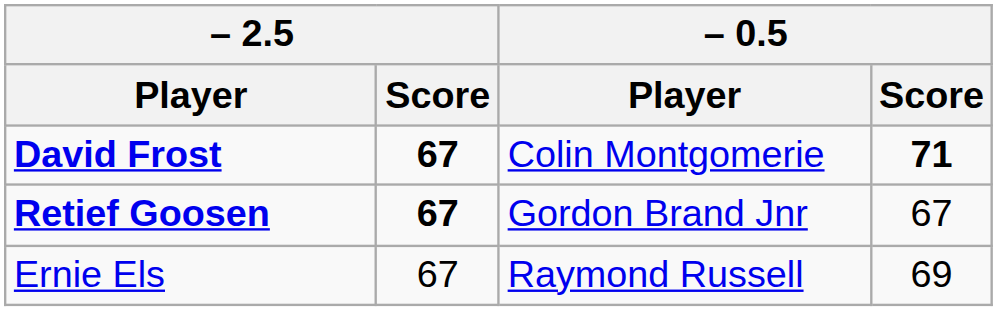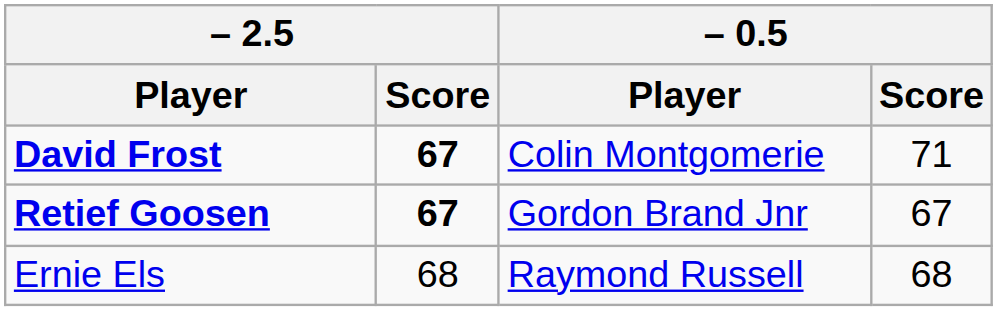(931, 154) bold -> (931, 154) normal
(438, 273) 67 -> (438, 273) 68
(931, 273) 69 -> (931, 273) 68
